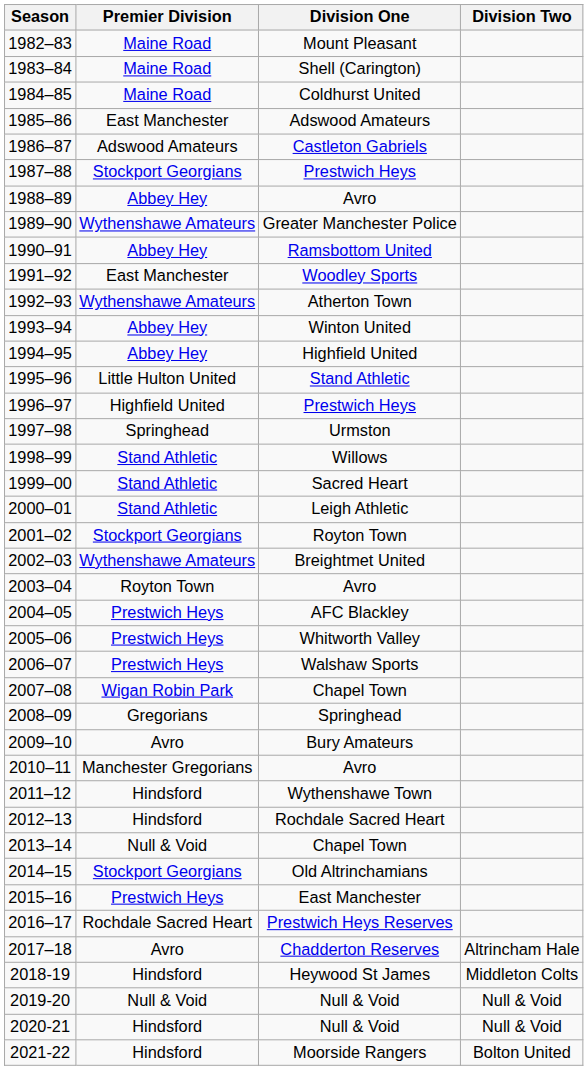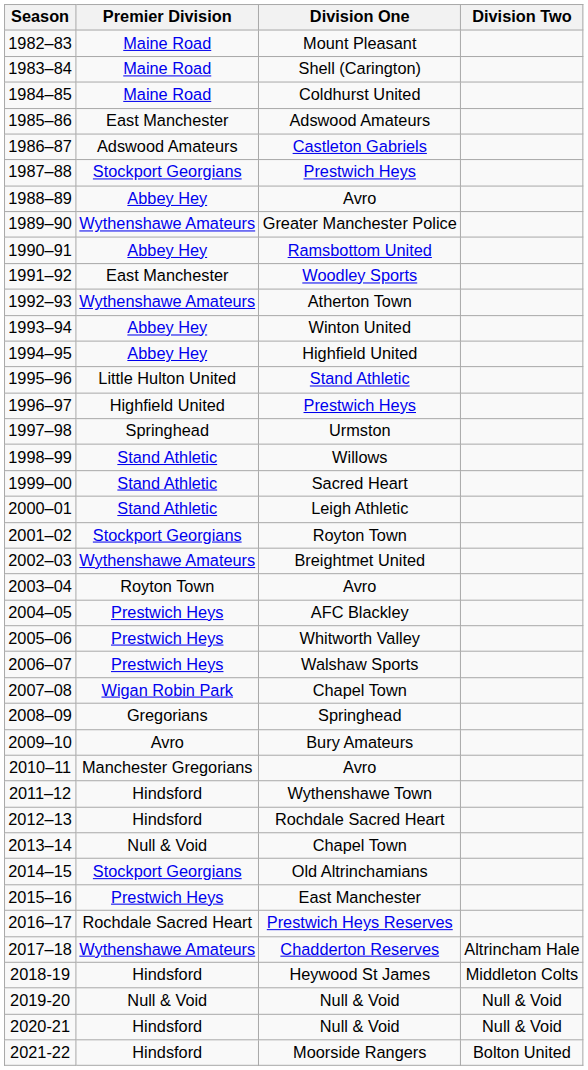(167, 949) Avro -> (167, 949) Wythenshawe Amateurs
